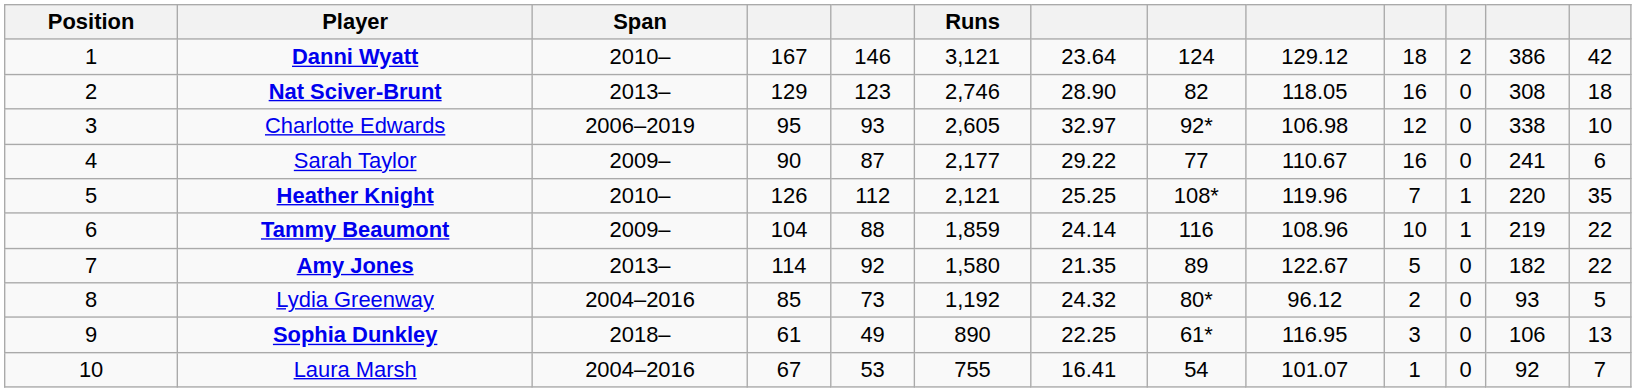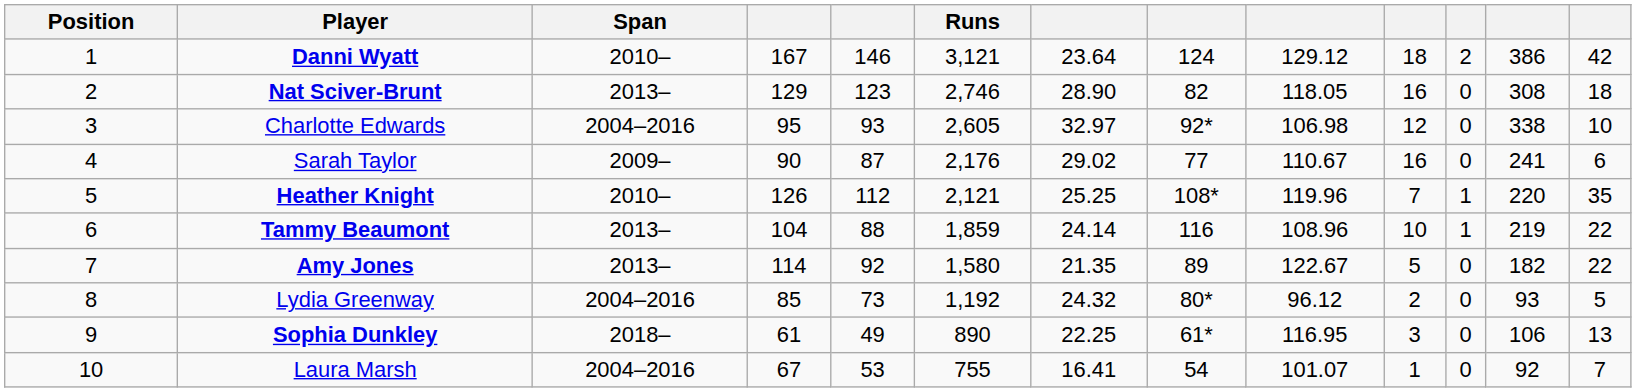(640, 126) 2006–2019 -> (640, 126) 2004–2016
(973, 160) 2,177 -> (973, 160) 2,176
(1089, 160) 29.22 -> (1089, 160) 29.02
(640, 230) 2009– -> (640, 230) 2013–
